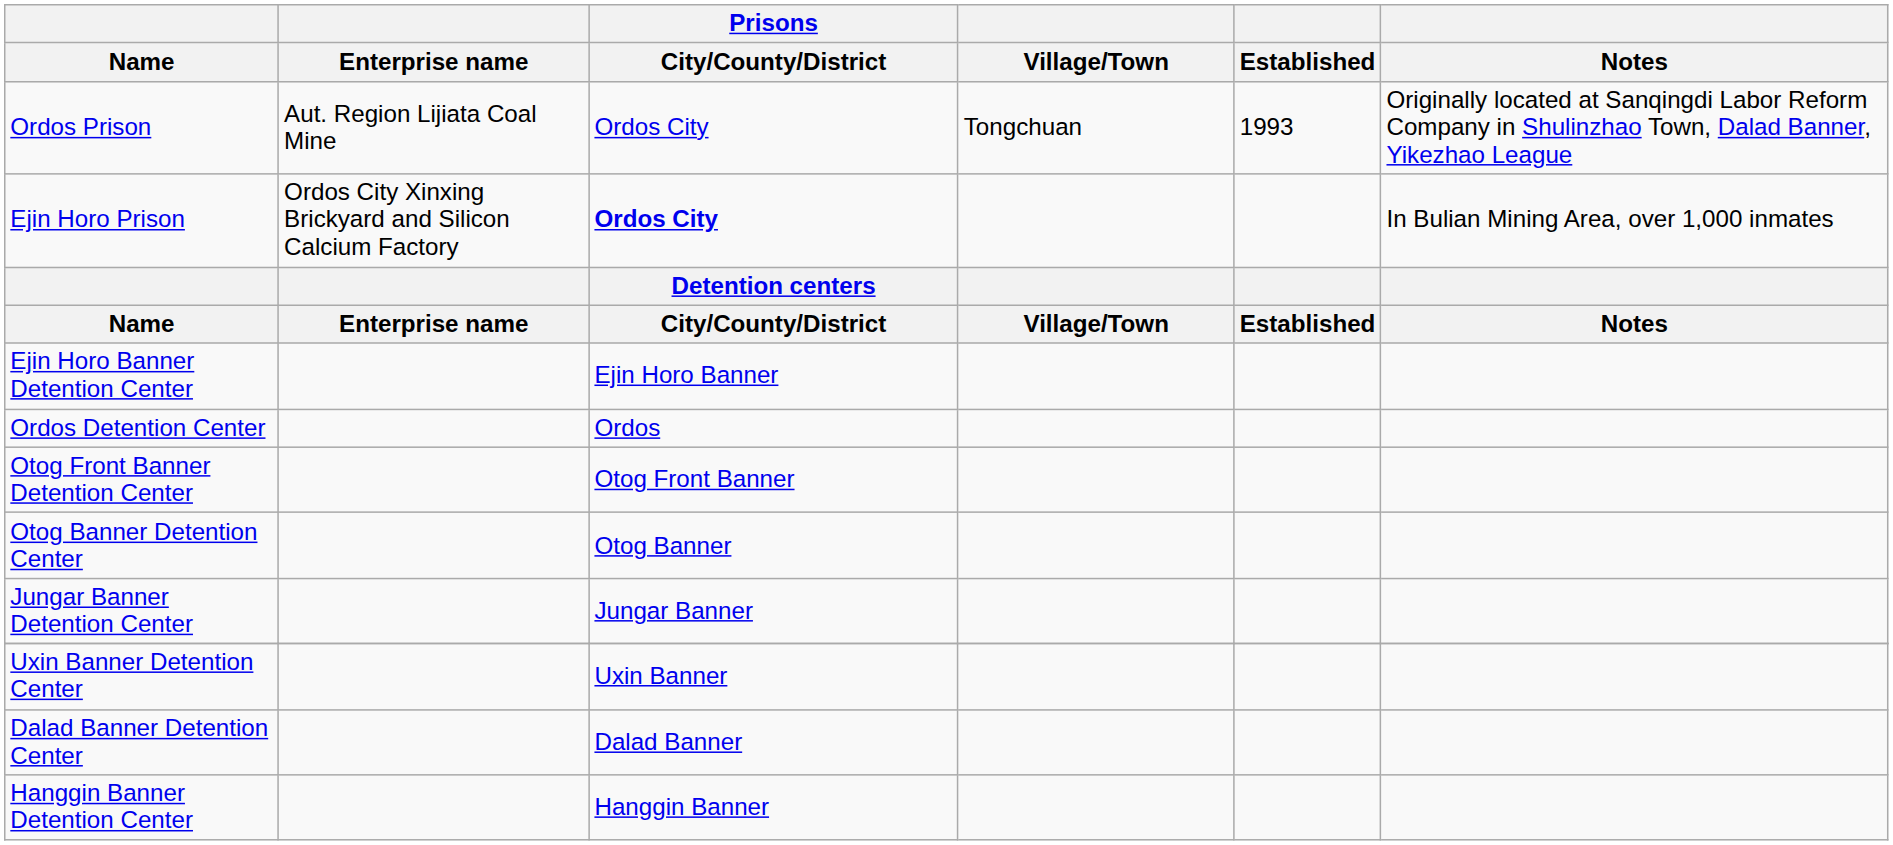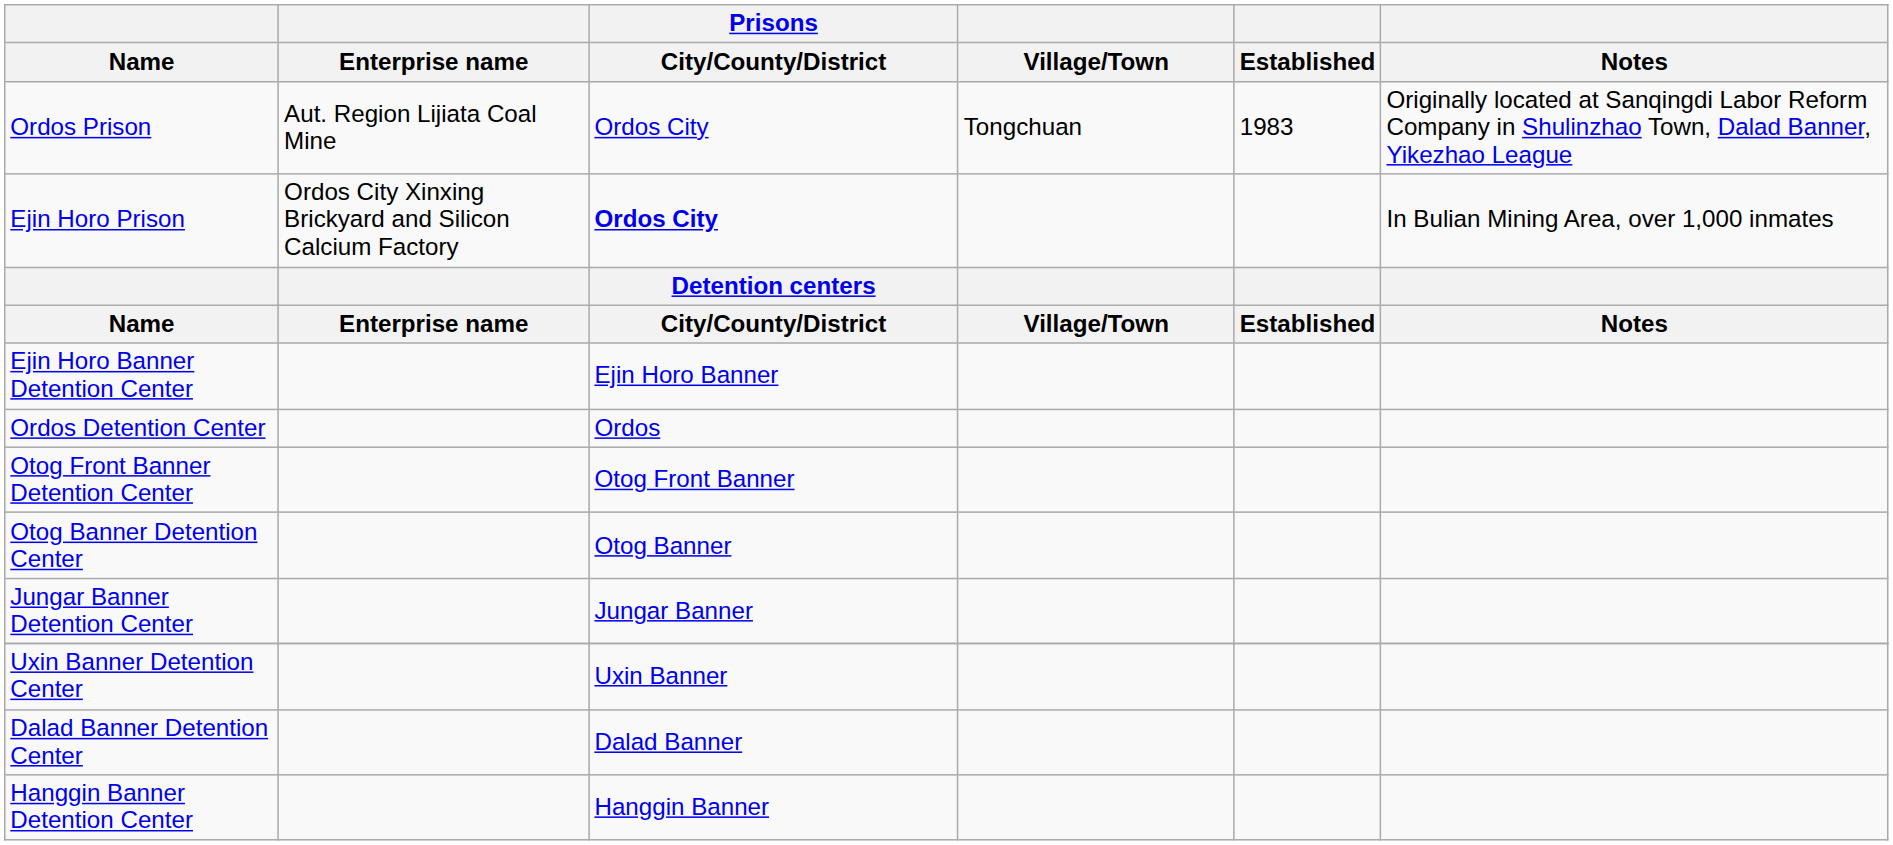(1267, 127) 1993 -> (1267, 127) 1983
